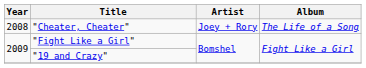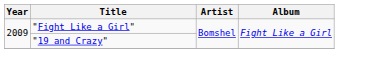- row: (81, 26)
